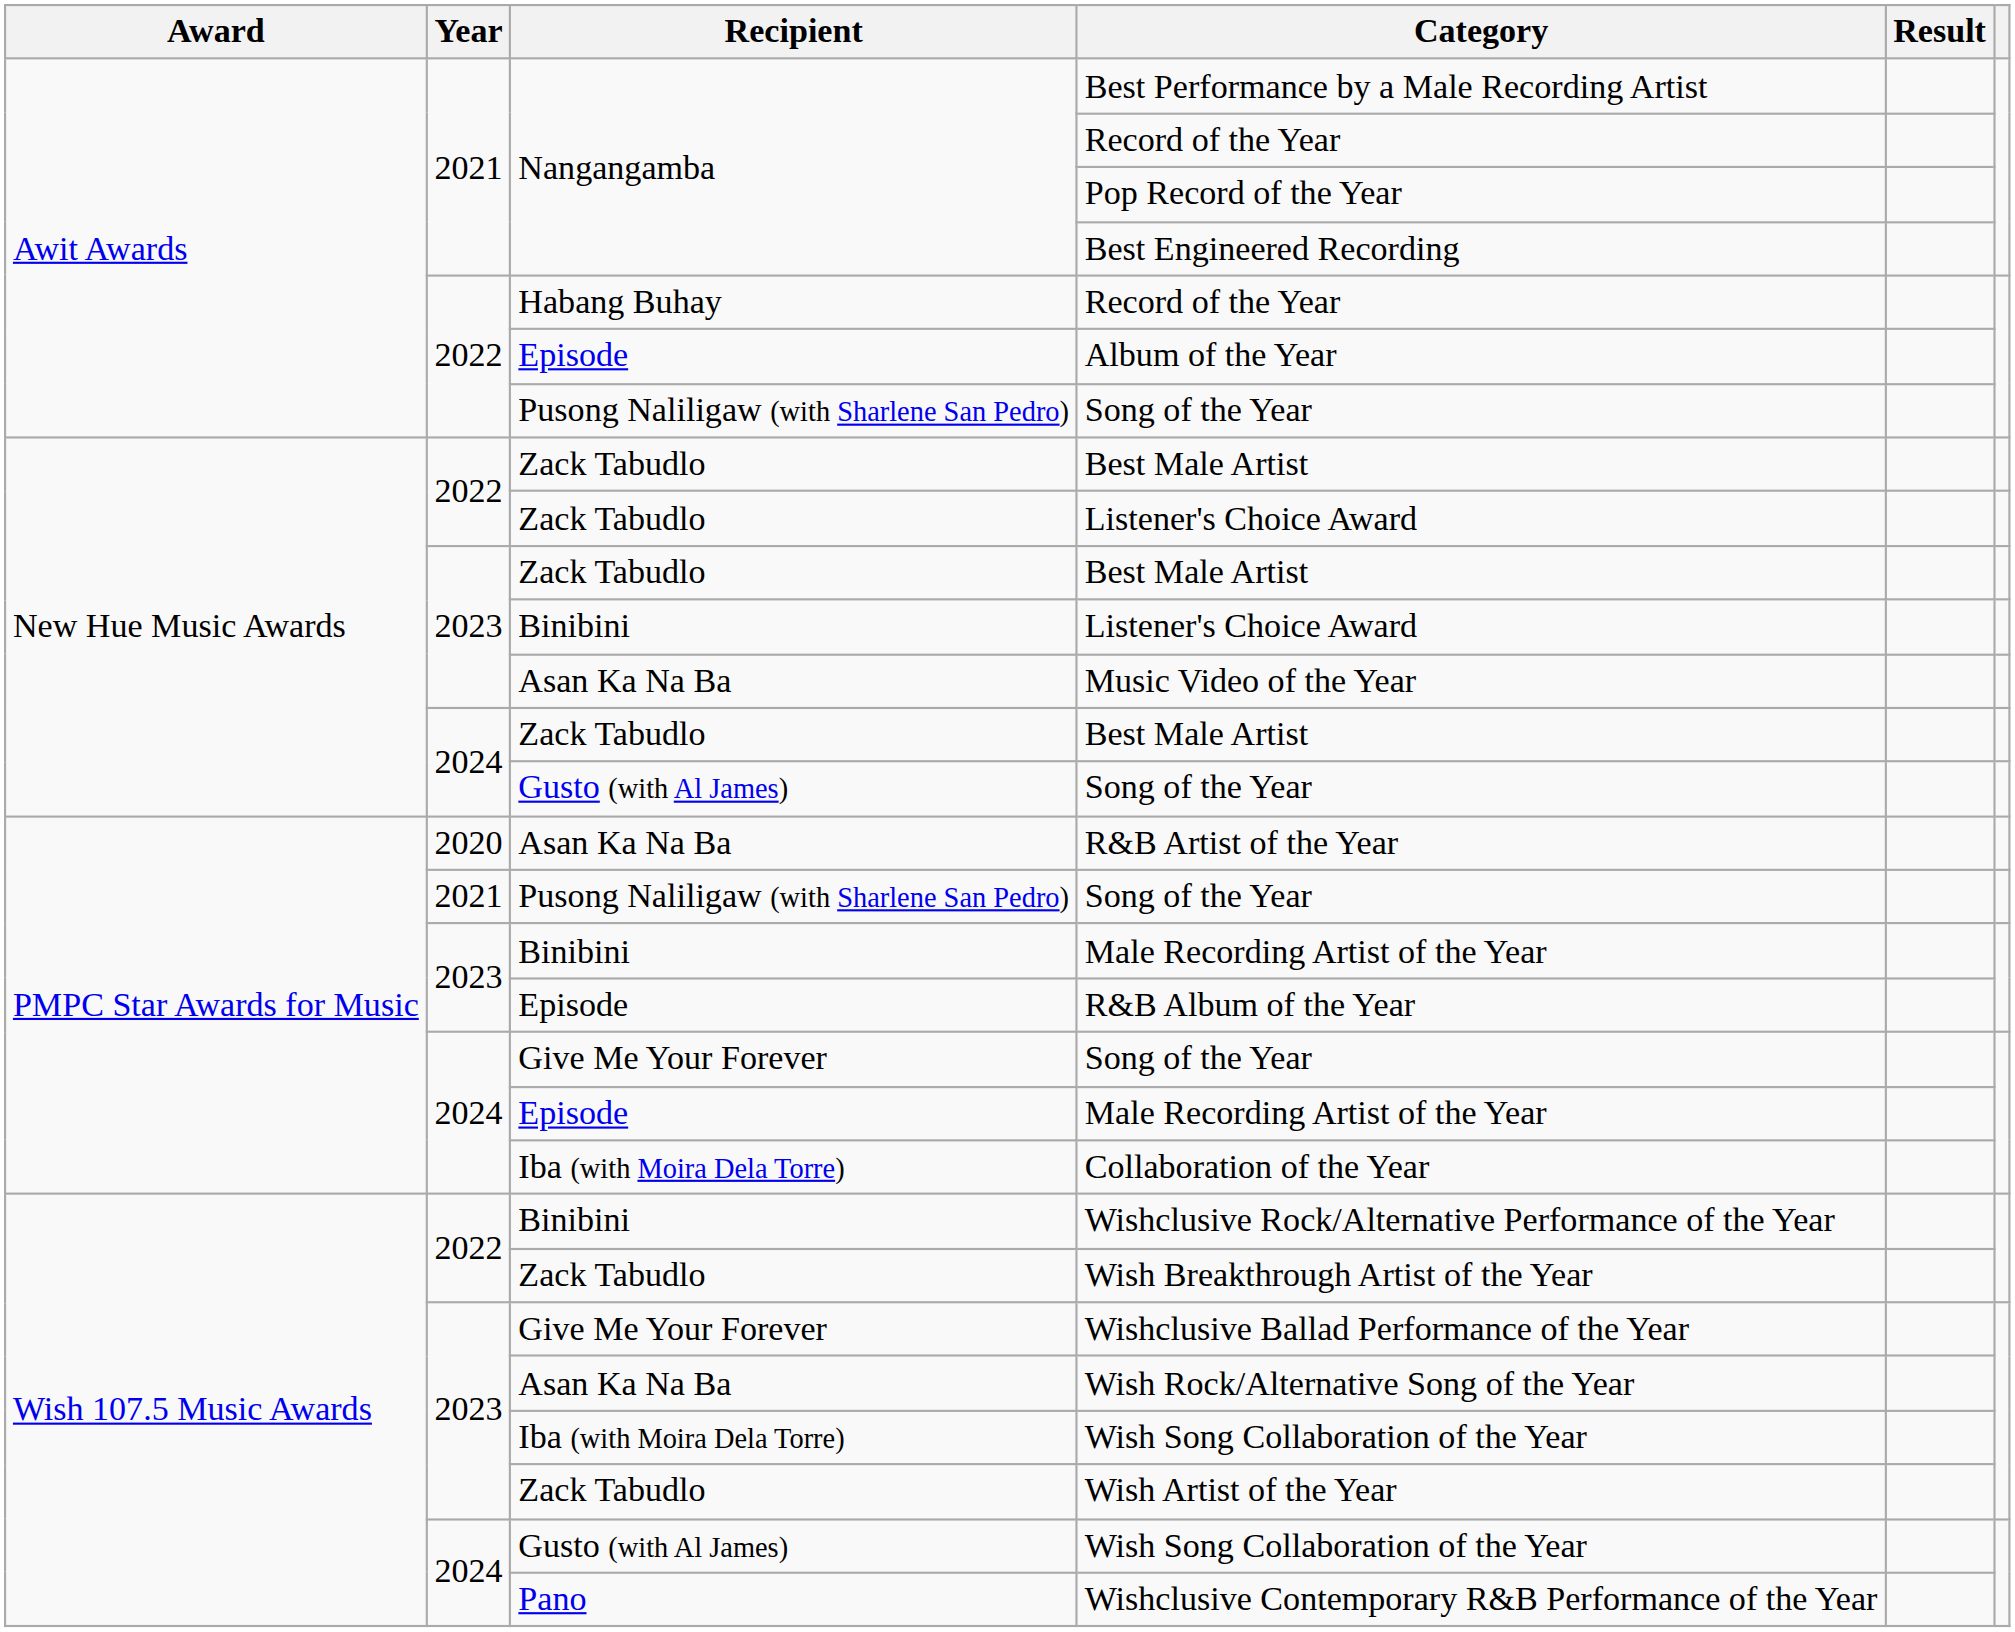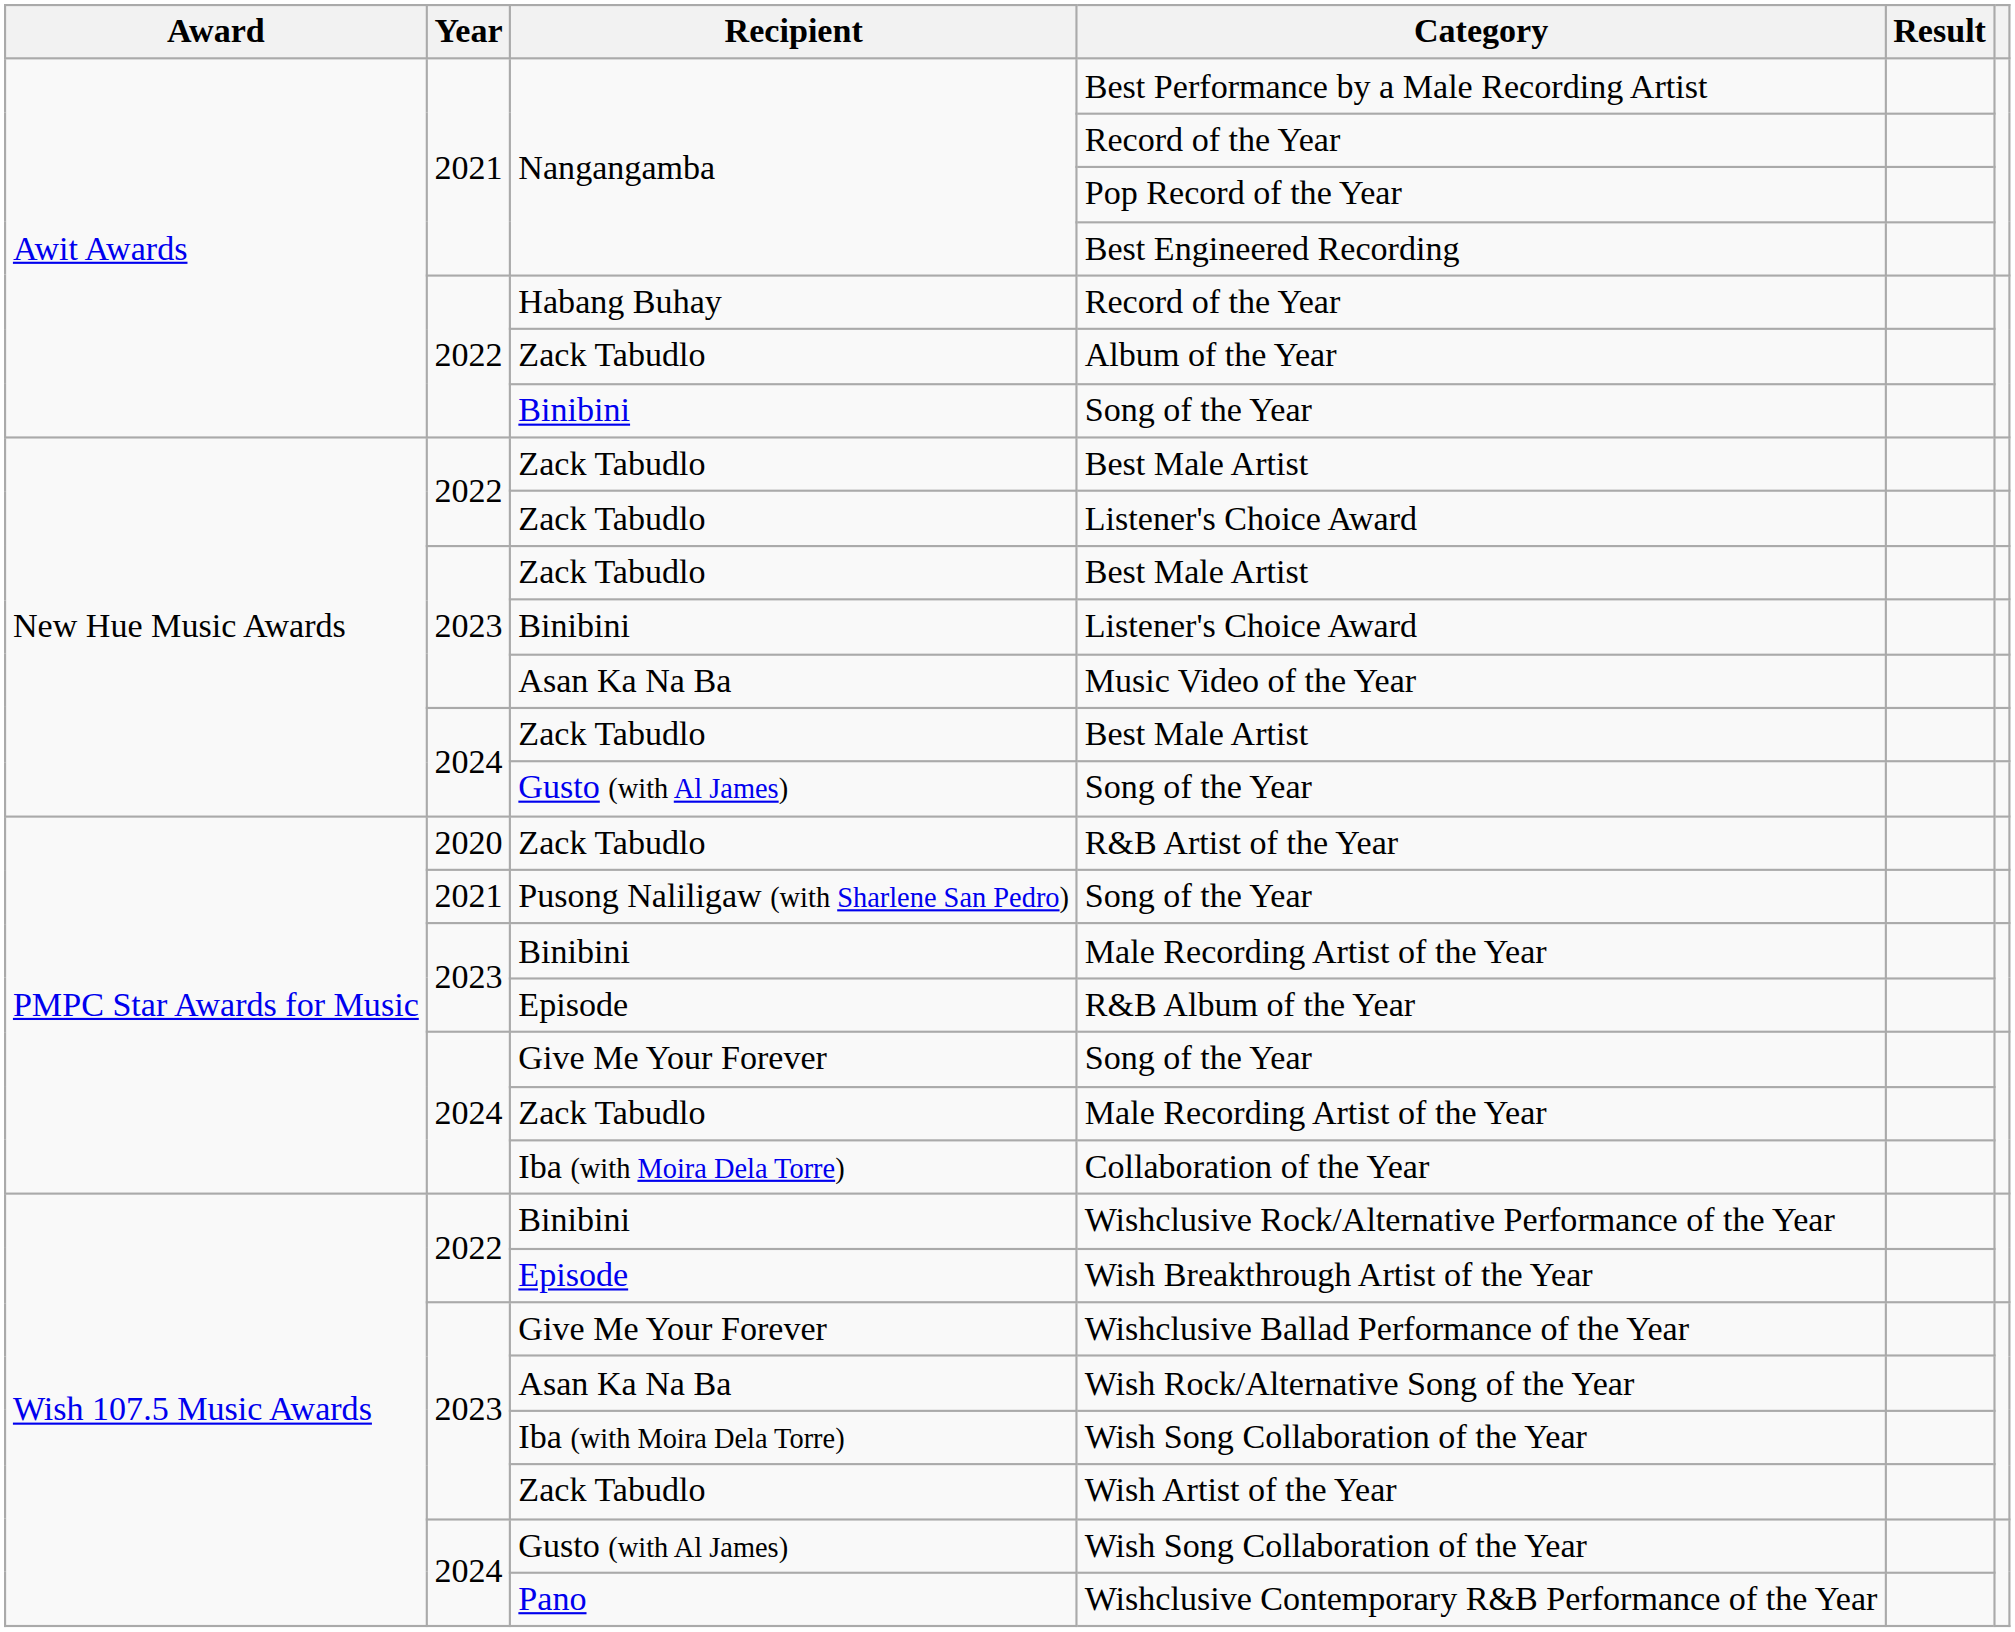(573, 355) Episode -> (612, 355) Zack Tabudlo
(794, 409) Pusong Naliligaw (with Sharlene San Pedro) -> (574, 409) Binibini
(625, 842) Asan Ka Na Ba -> (612, 842) Zack Tabudlo
(573, 1112) Episode -> (612, 1112) Zack Tabudlo
(612, 1274) Zack Tabudlo -> (573, 1274) Episode
